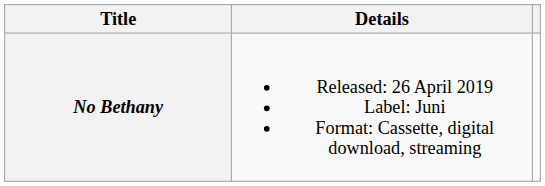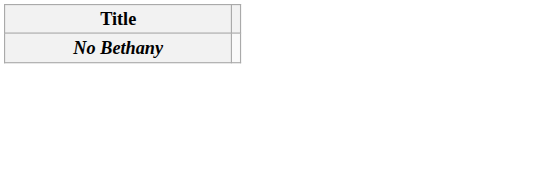- column: (382, 18)
